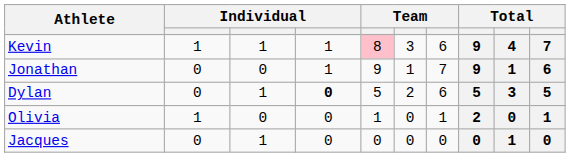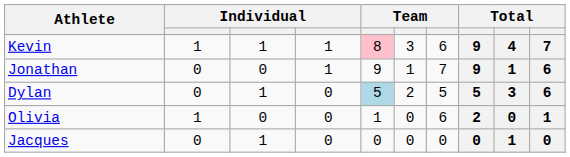(328, 94) bold -> (328, 94) normal
(377, 94) no background -> (377, 94) lightblue background
(443, 94) 6 -> (443, 94) 5
(547, 94) 5 -> (547, 94) 6
(443, 117) 1 -> (443, 117) 6
